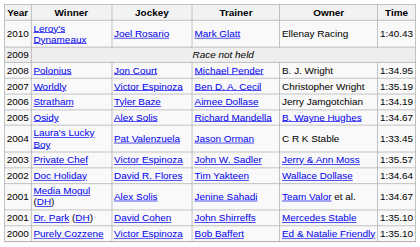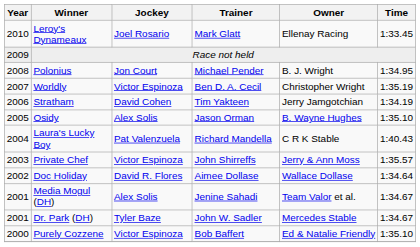(396, 34) 1:40.43 -> (396, 34) 1:33.45
(137, 102) Tyler Baze -> (143, 102) David Cohen
(227, 102) Aimee Dollase -> (222, 102) Tim Yakteen
(233, 118) Richard Mandella -> (224, 118) Jason Orman
(396, 118) 1:34.67 -> (396, 118) 1:35.10
(224, 139) Jason Orman -> (233, 139) Richard Mandella
(396, 139) 1:33.45 -> (396, 139) 1:40.43
(228, 160) John W. Sadler -> (225, 160) John Shirreffs
(222, 176) Tim Yakteen -> (227, 176) Aimee Dollase
(143, 218) David Cohen -> (137, 218) Tyler Baze
(225, 218) John Shirreffs -> (228, 218) John W. Sadler
(396, 218) 1:35.10 -> (396, 218) 1:34.67
